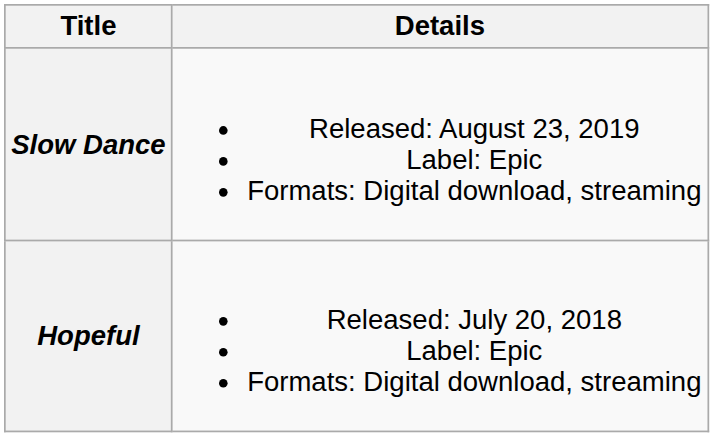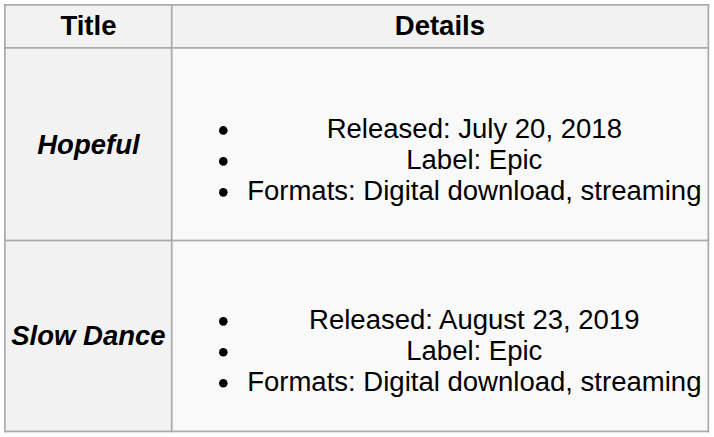rows swapped: (88, 335) <-> (88, 143)
